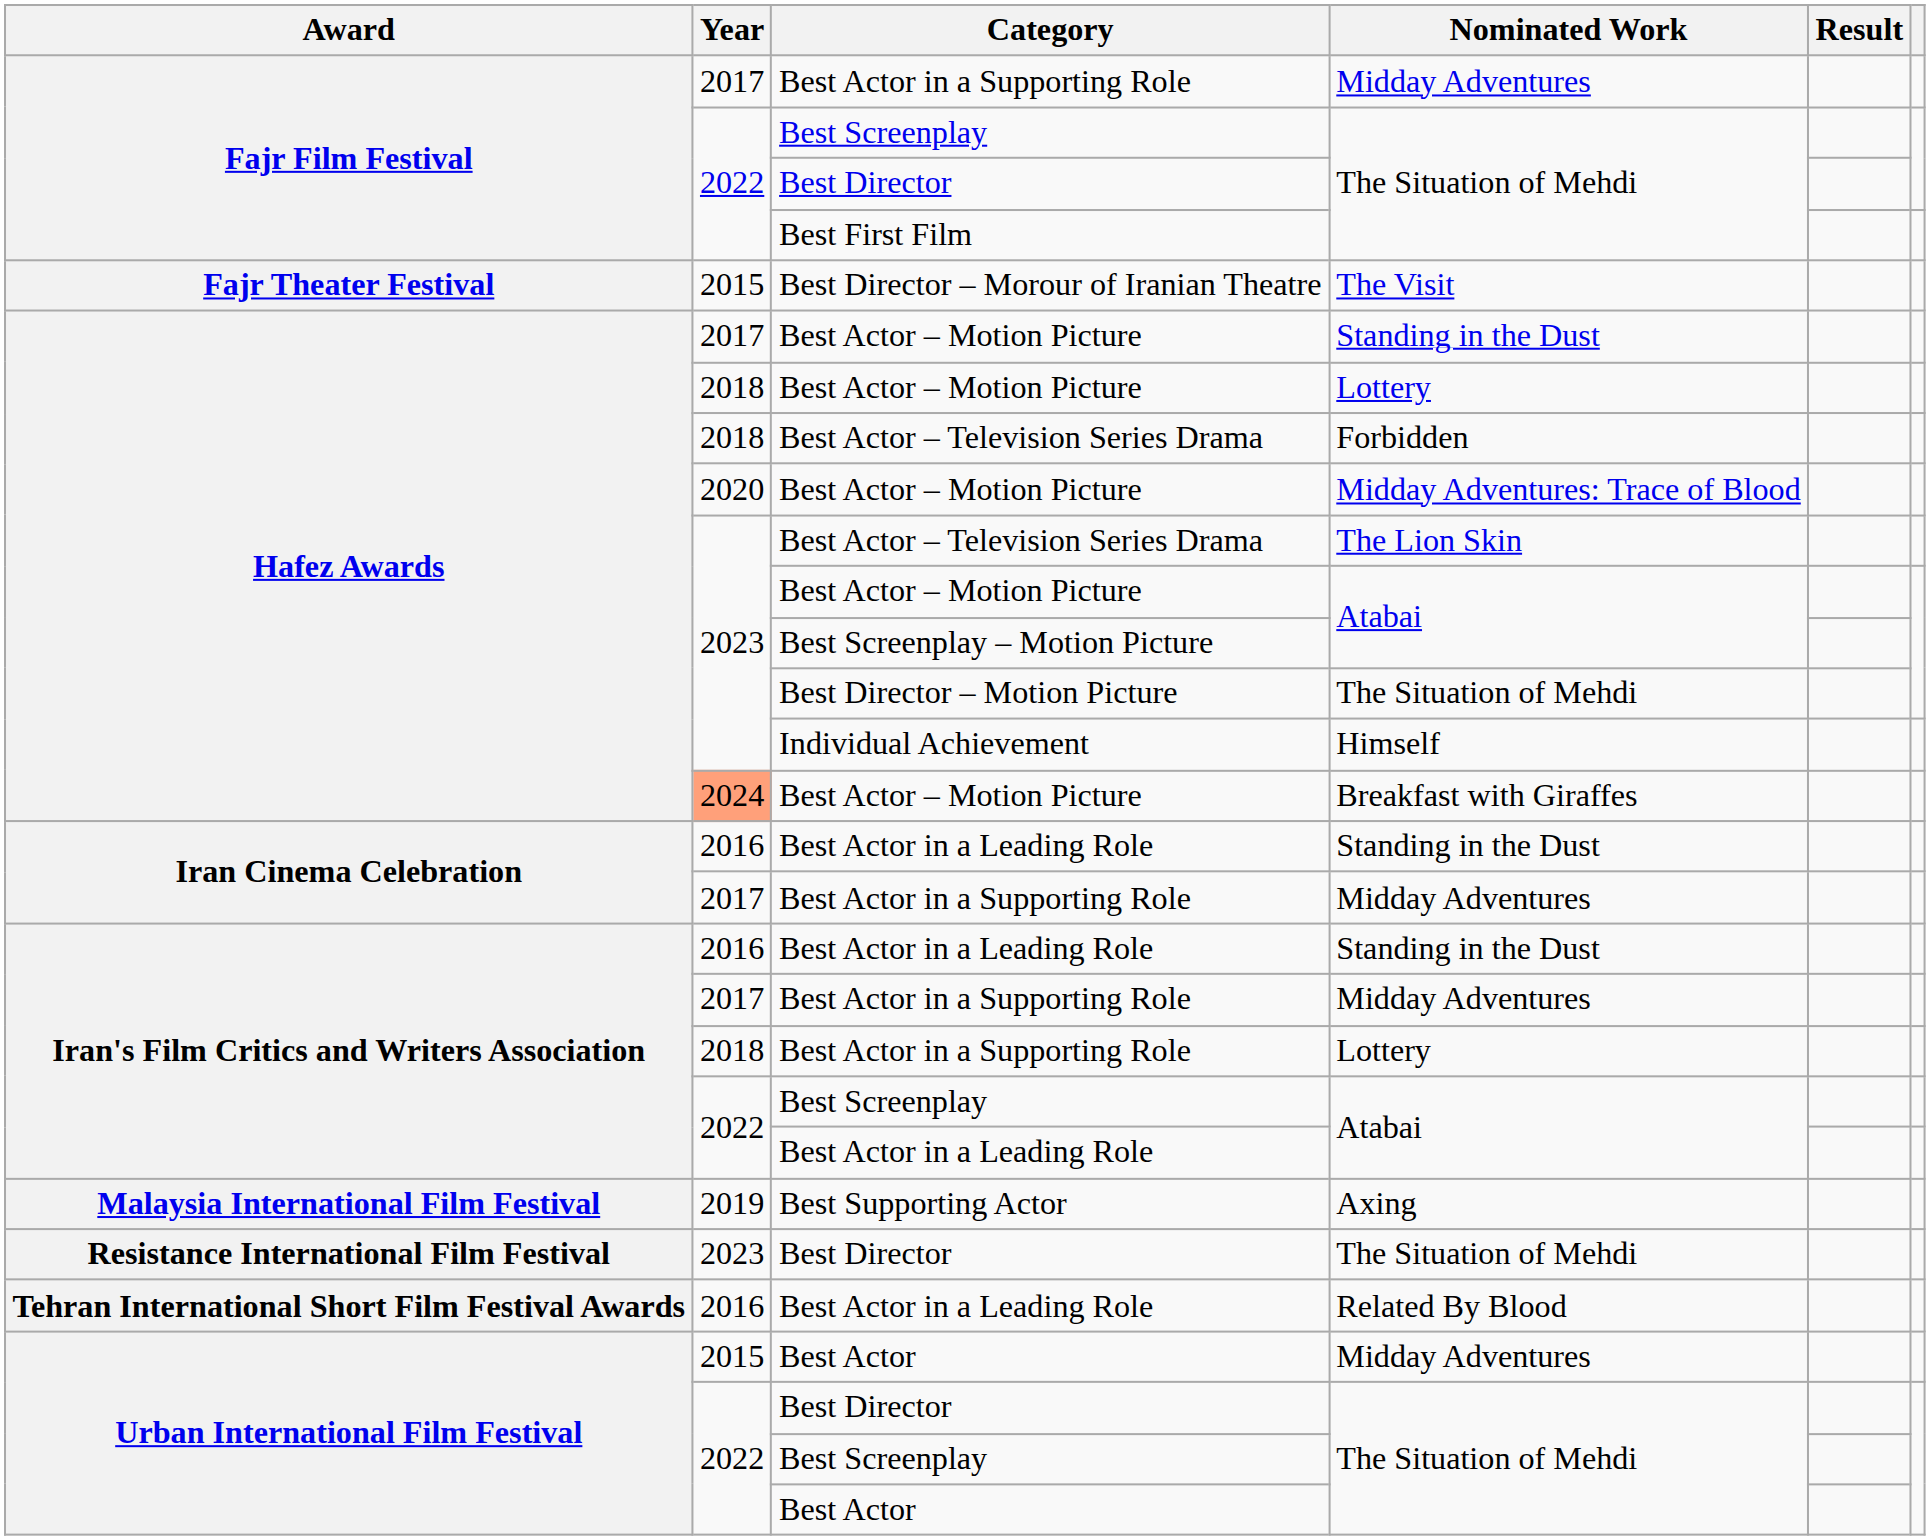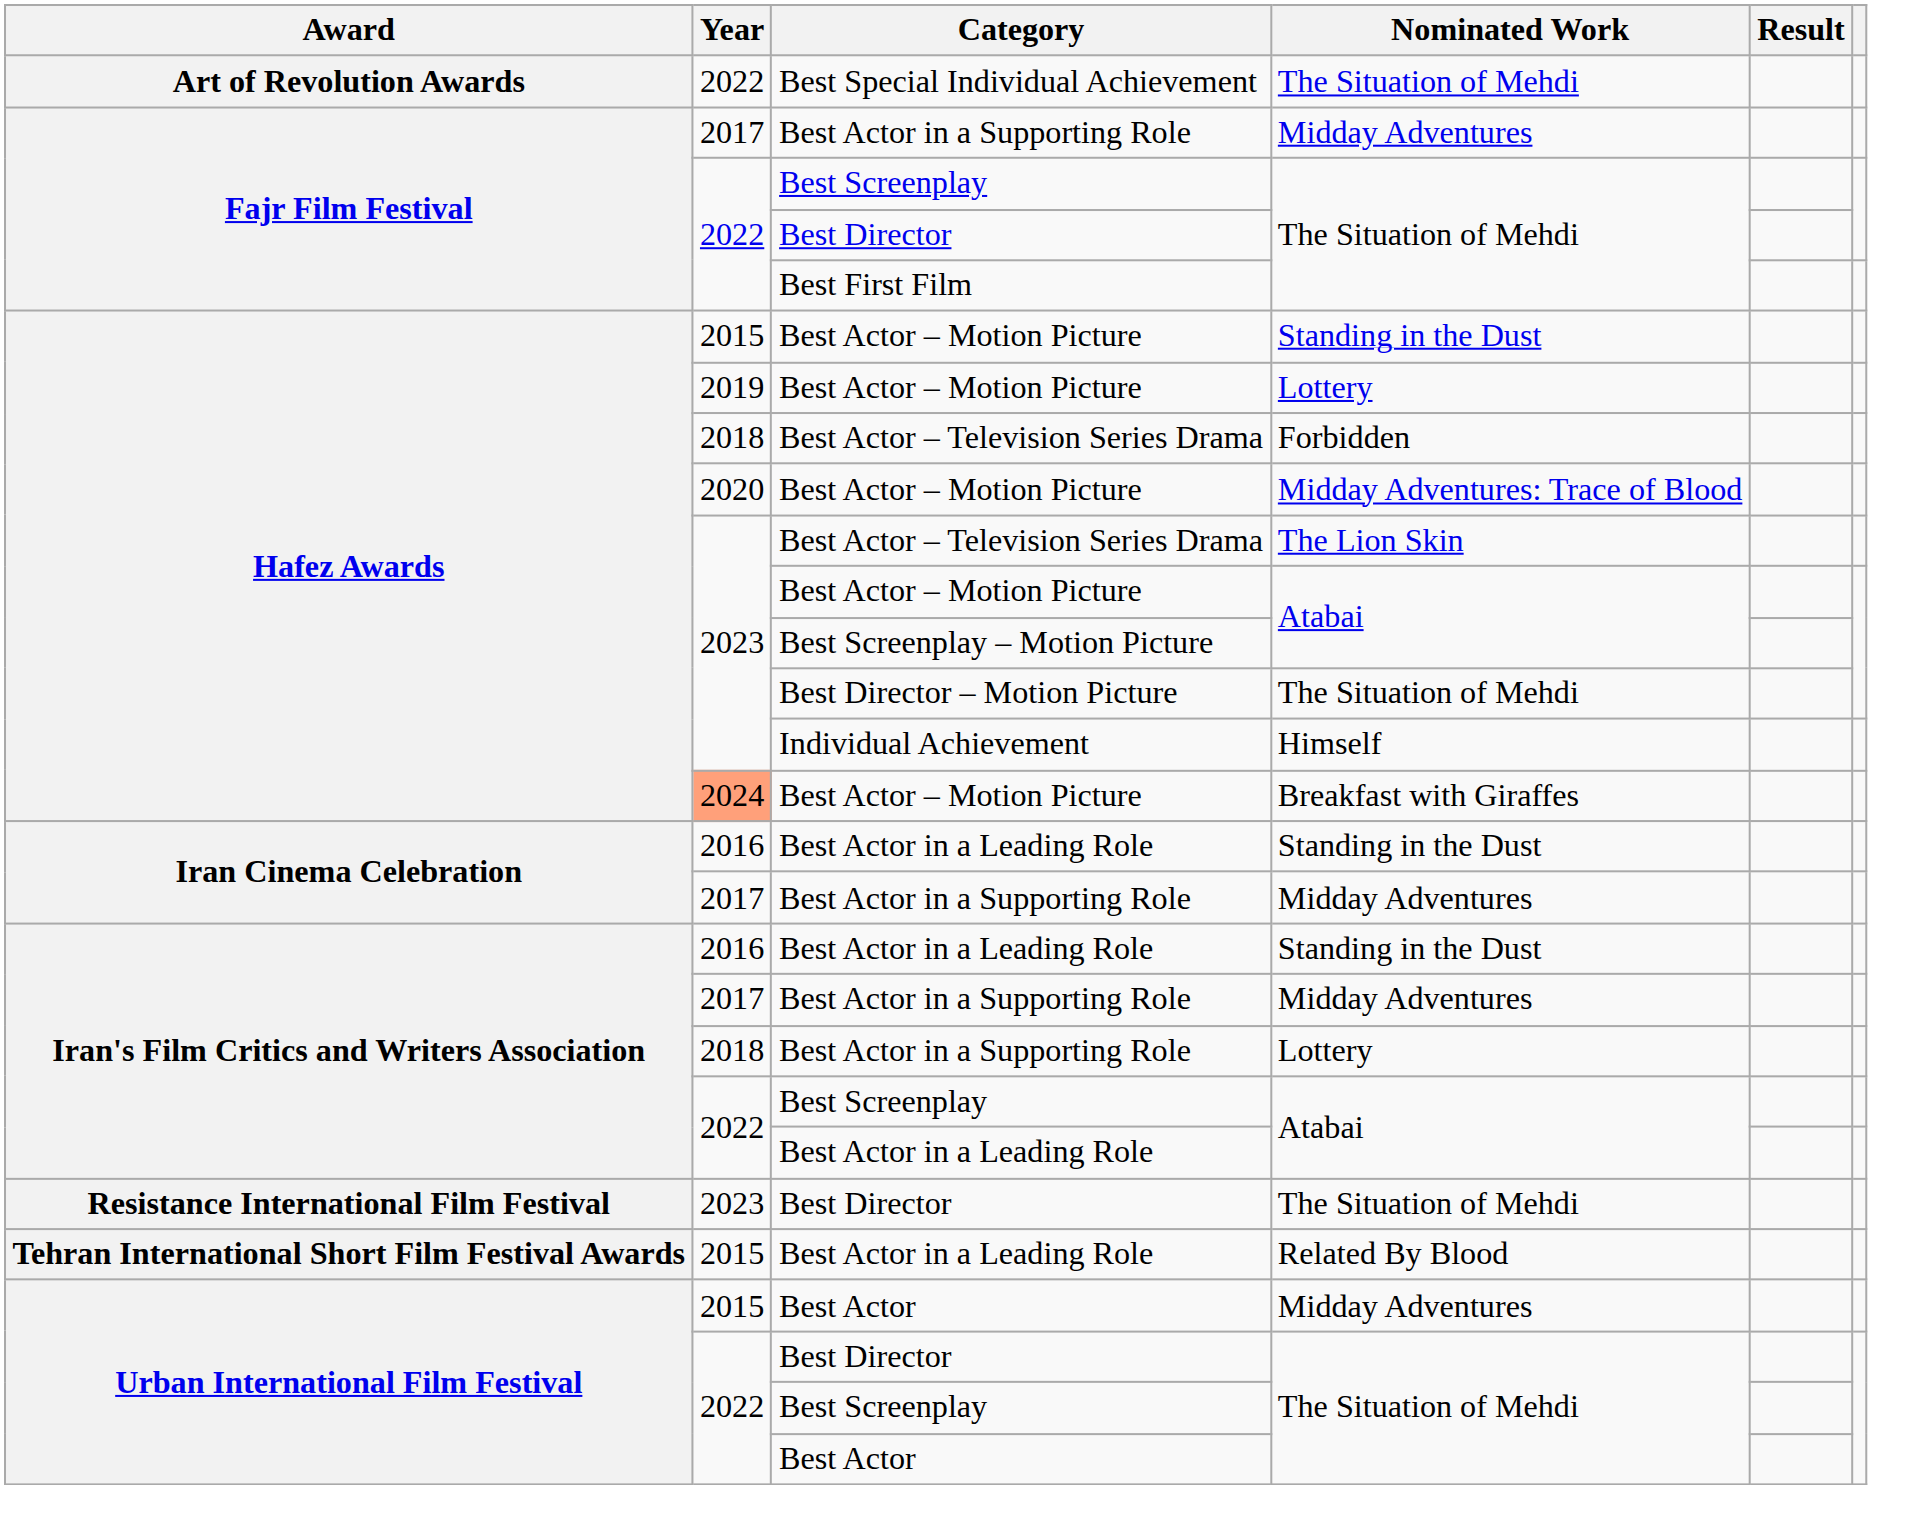+ row: (1018, 81)
- row: (1050, 285)
(732, 336) 2017 -> (732, 336) 2015
(732, 387) 2018 -> (732, 387) 2019
- row: (923, 1203)
(732, 1305) 2016 -> (732, 1254) 2015
